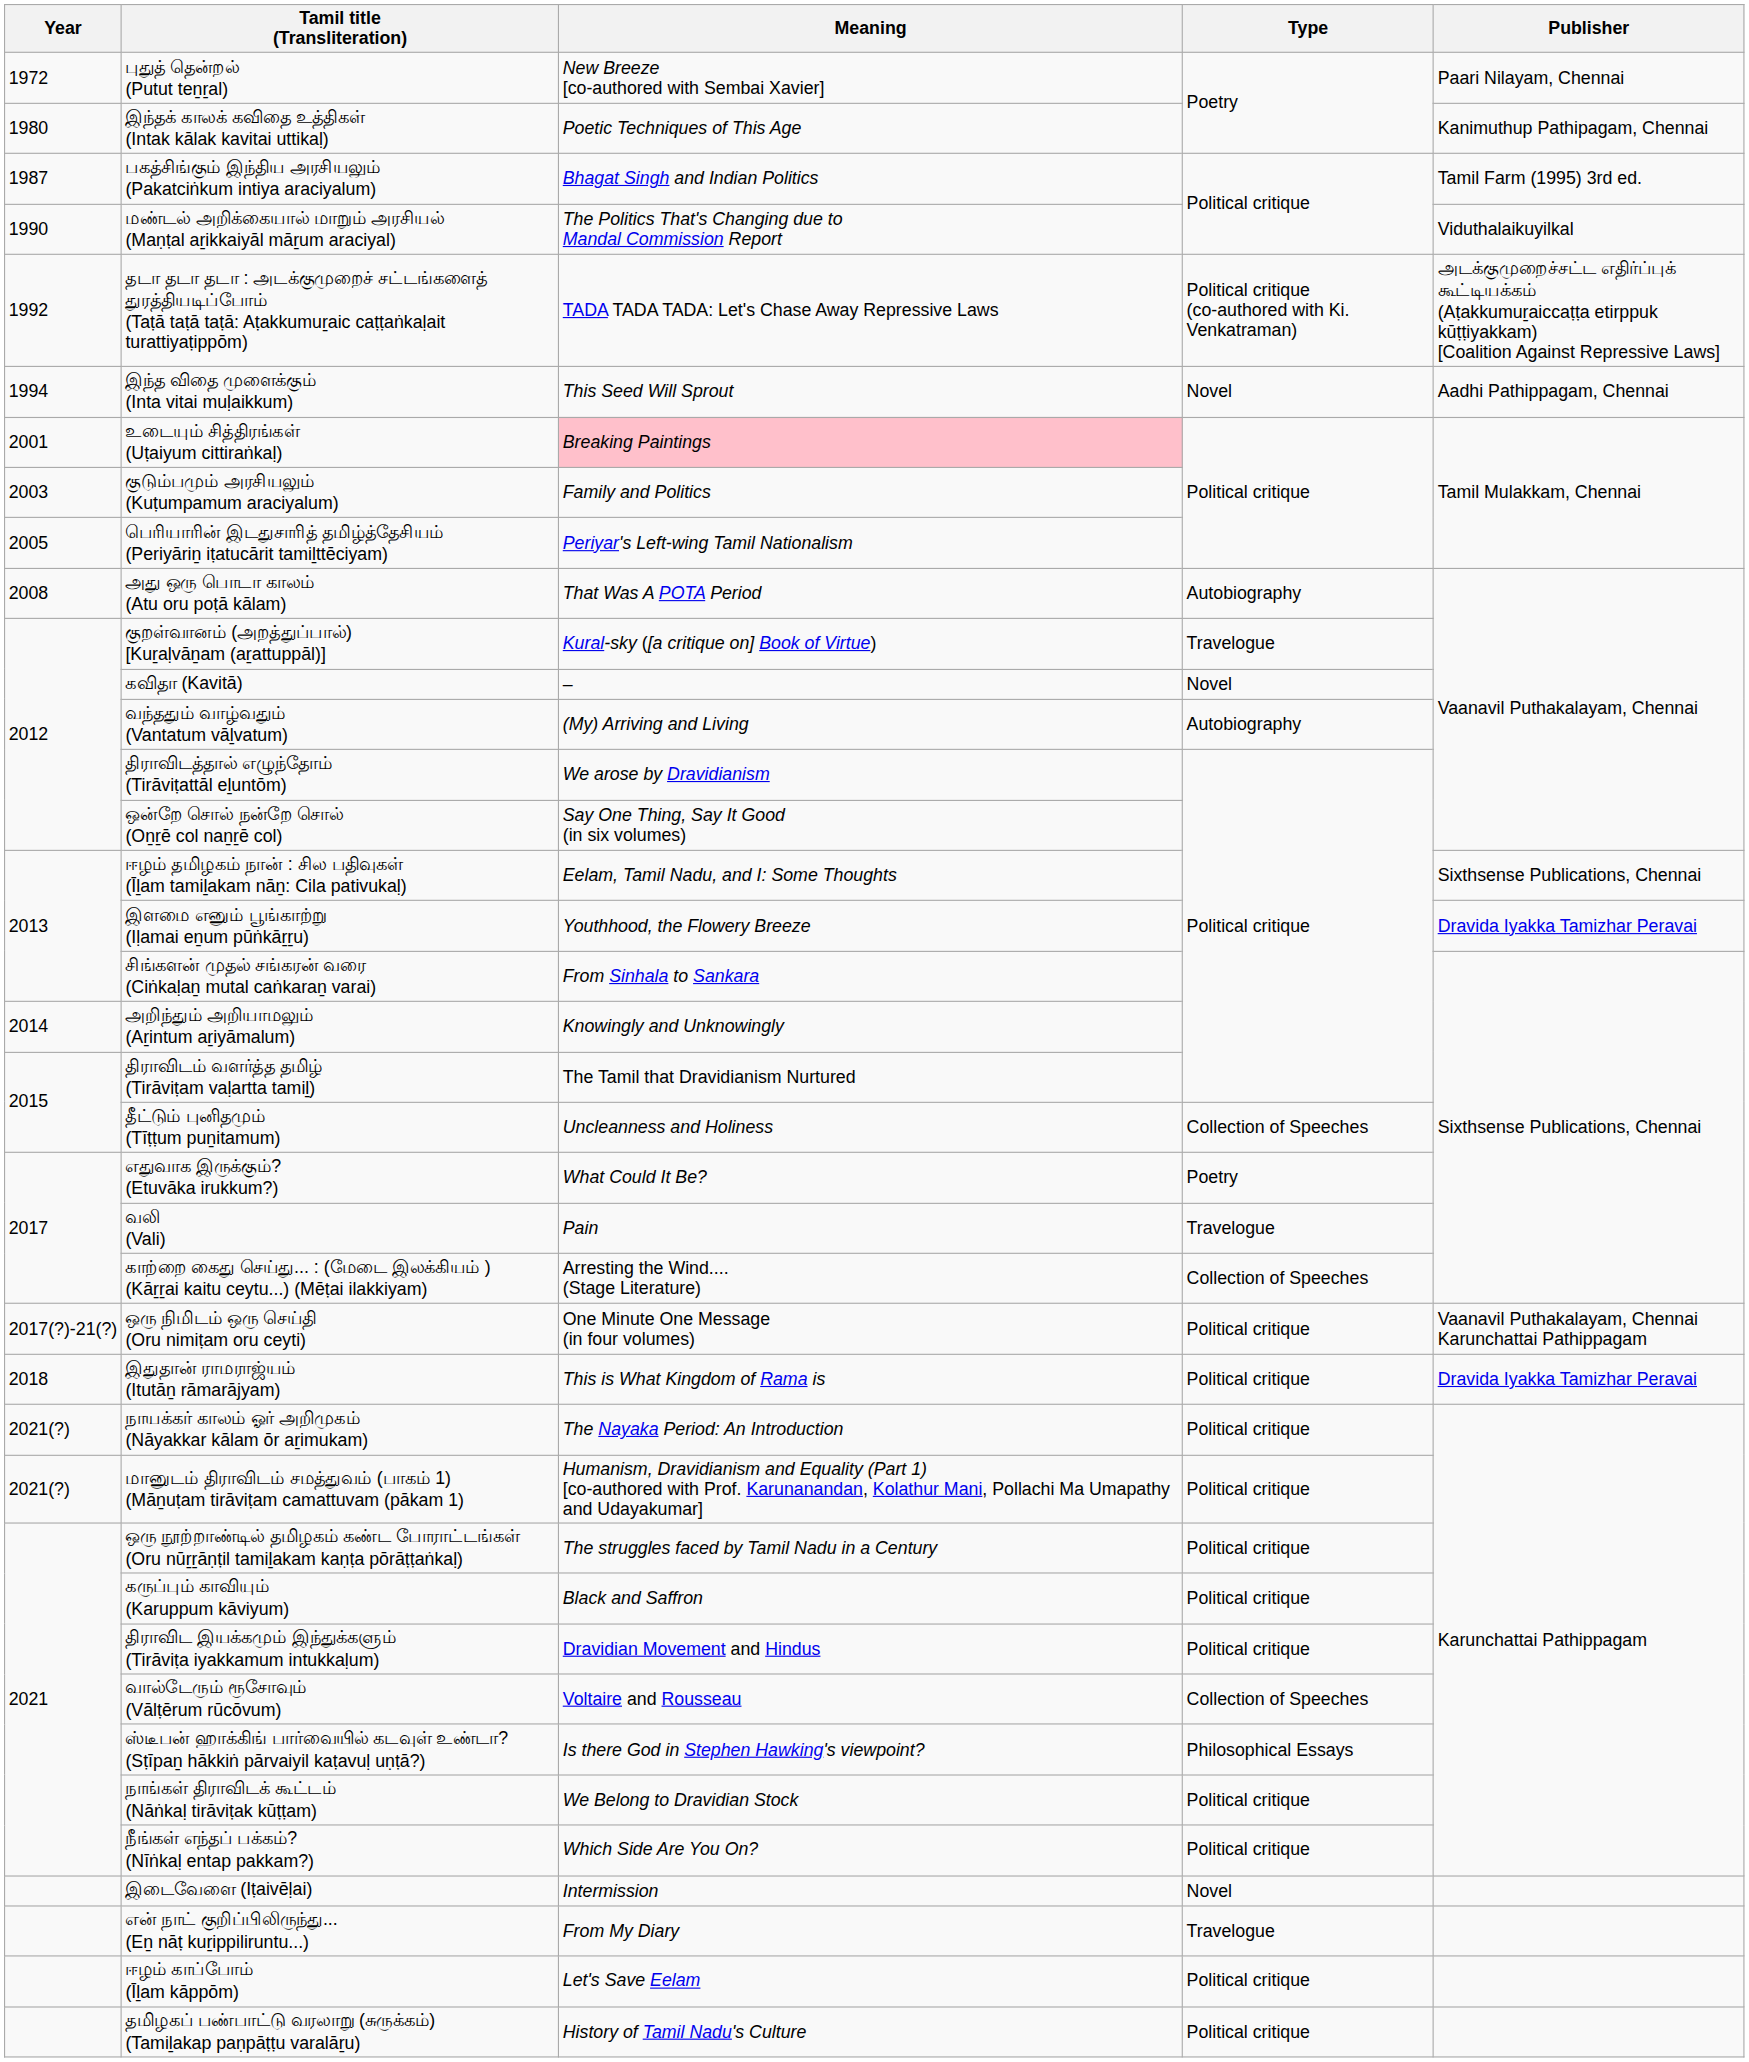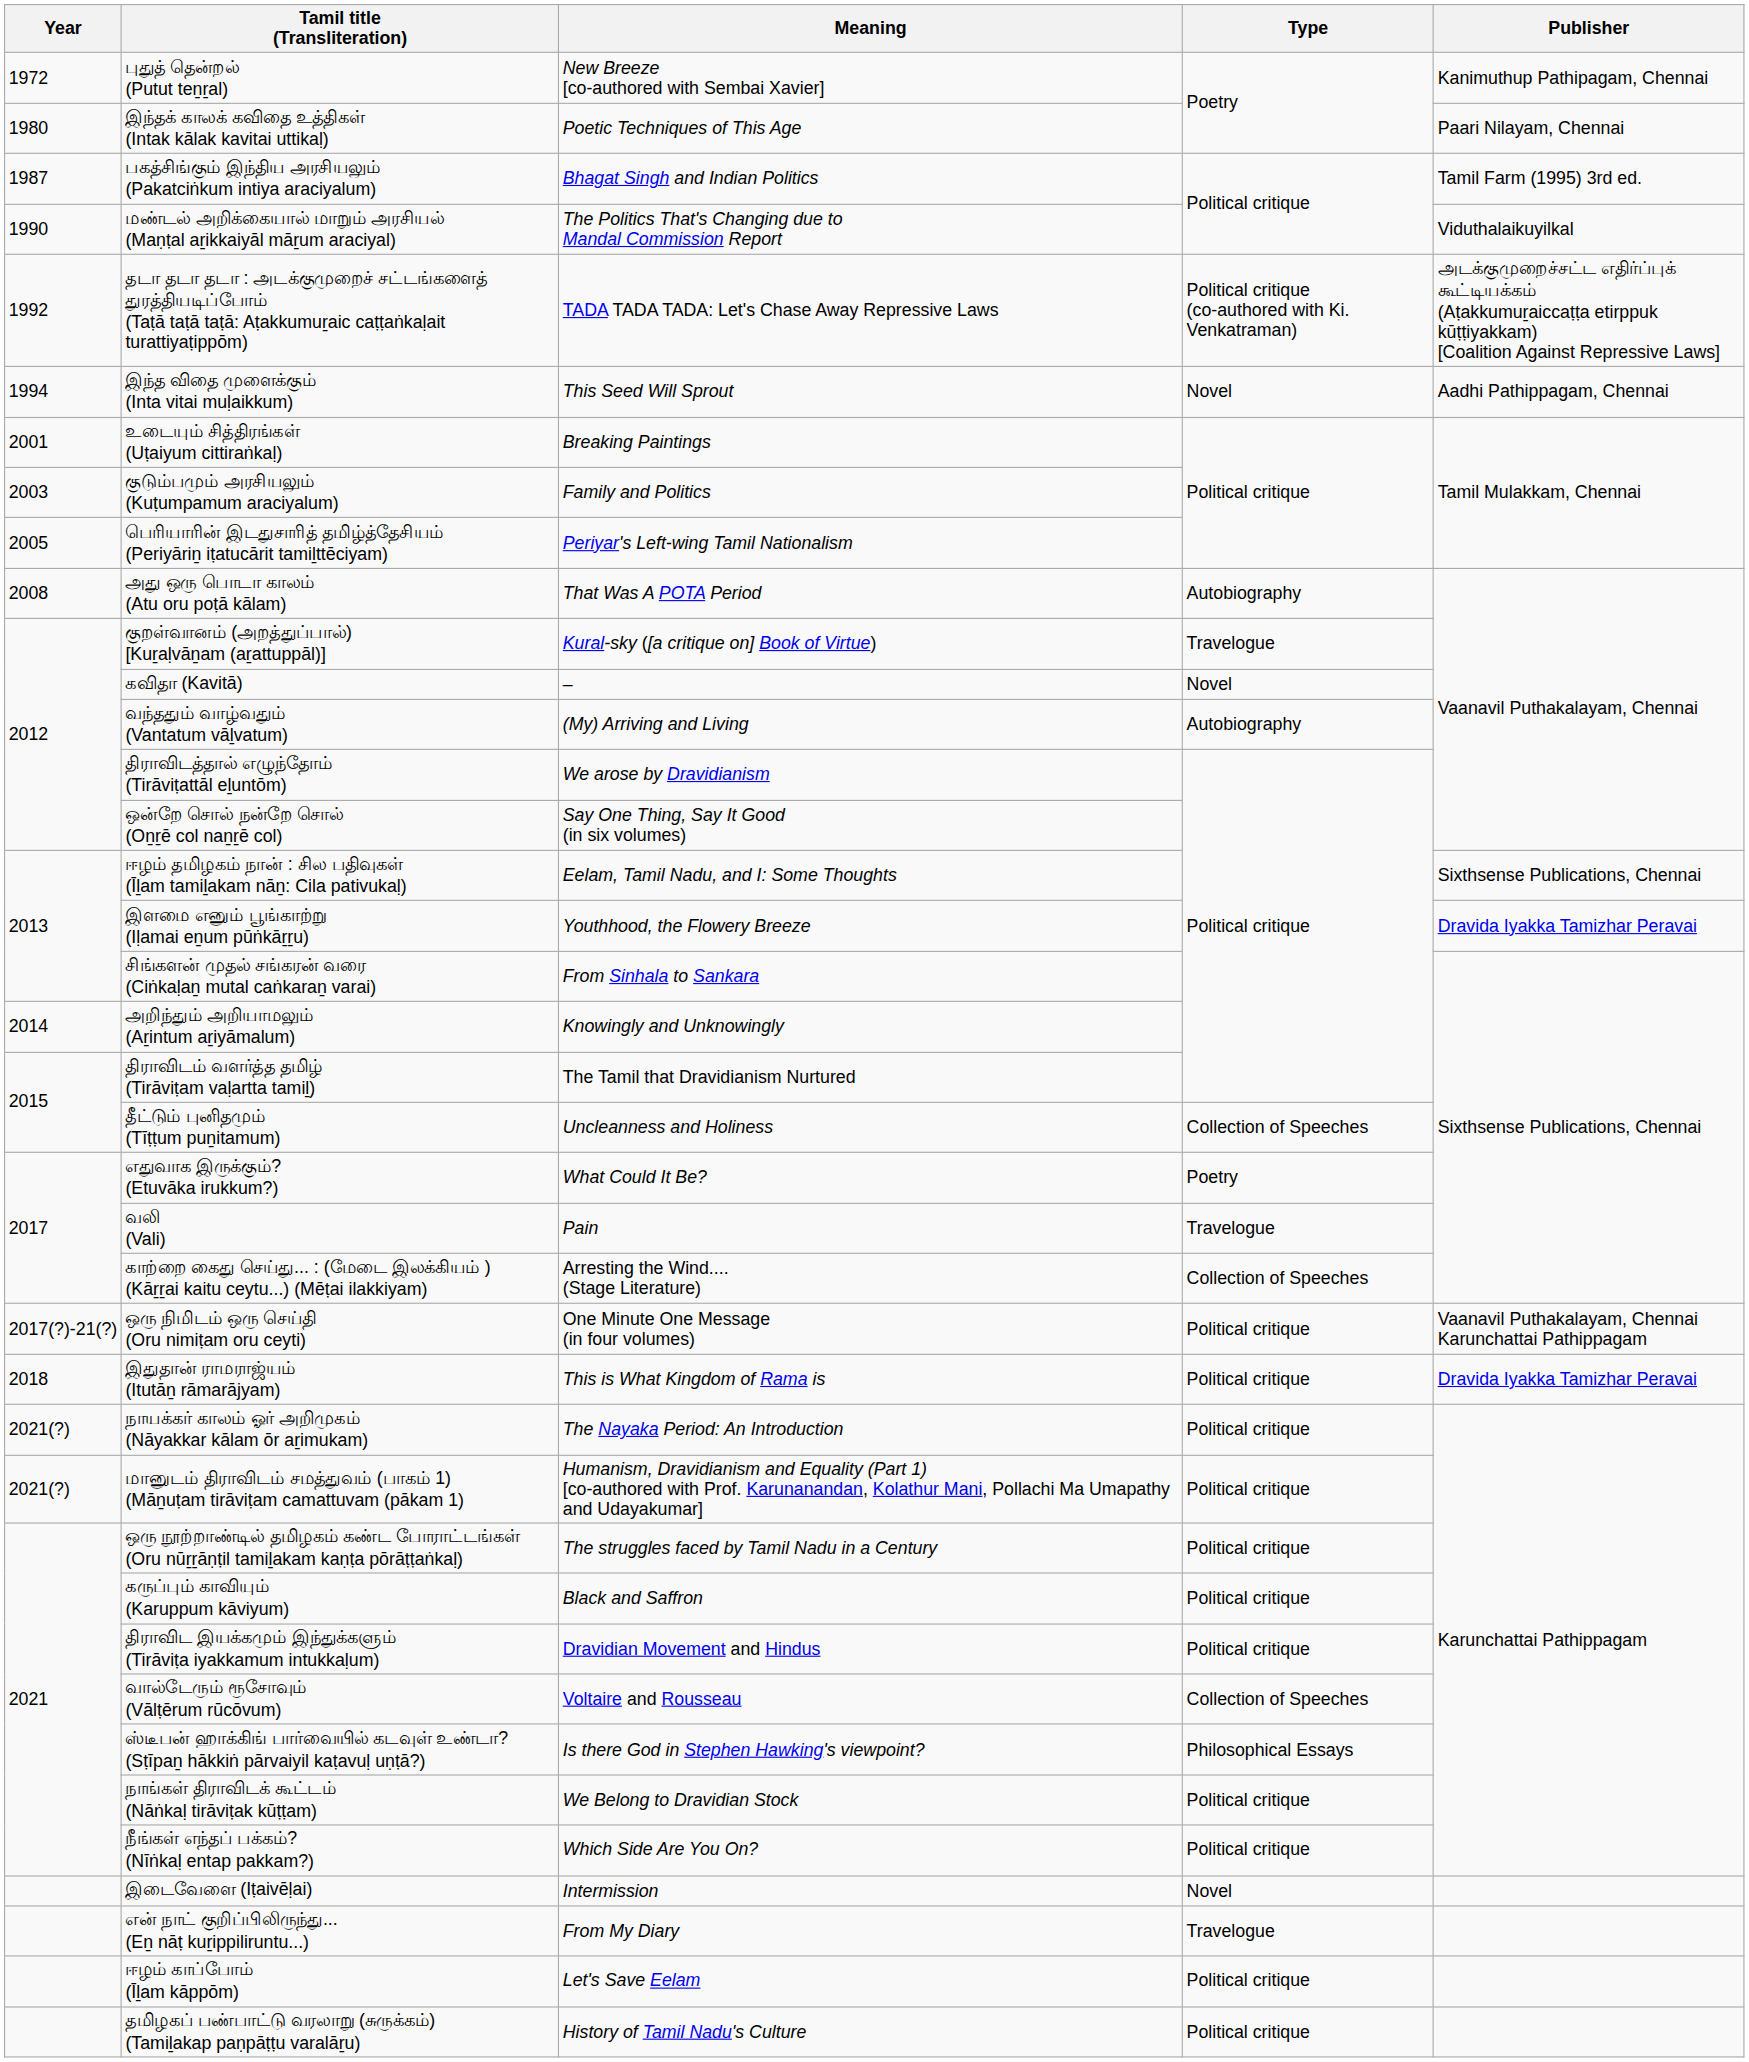(1531, 77) Paari Nilayam, Chennai -> (1573, 77) Kanimuthup Pathipagam, Chennai
(1573, 128) Kanimuthup Pathipagam, Chennai -> (1531, 128) Paari Nilayam, Chennai
(637, 442) pink background -> (637, 442) no background
